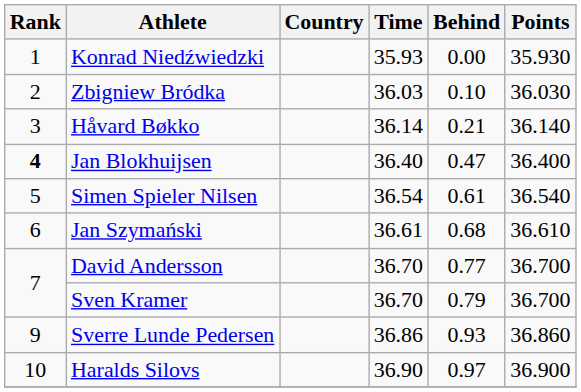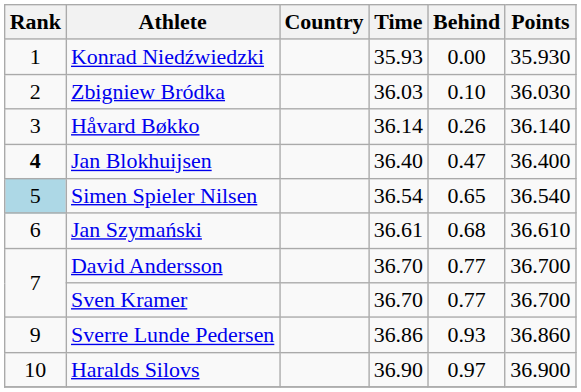(467, 126) 0.21 -> (467, 126) 0.26
(35, 195) no background -> (35, 195) lightblue background
(467, 195) 0.61 -> (467, 195) 0.65
(467, 299) 0.79 -> (467, 299) 0.77
